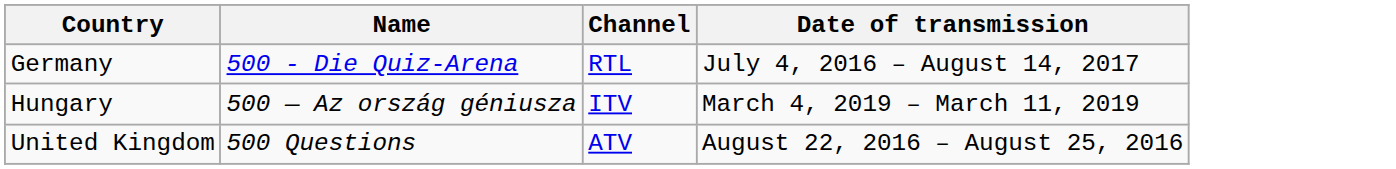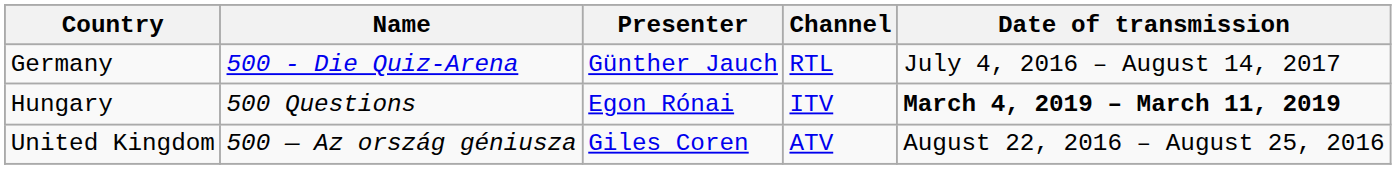+ column: (683, 25)
(402, 104) 500 — Az ország géniusza -> (321, 104) 500 Questions
(921, 104) normal -> (1122, 104) bold
(321, 144) 500 Questions -> (402, 144) 500 — Az ország géniusza
